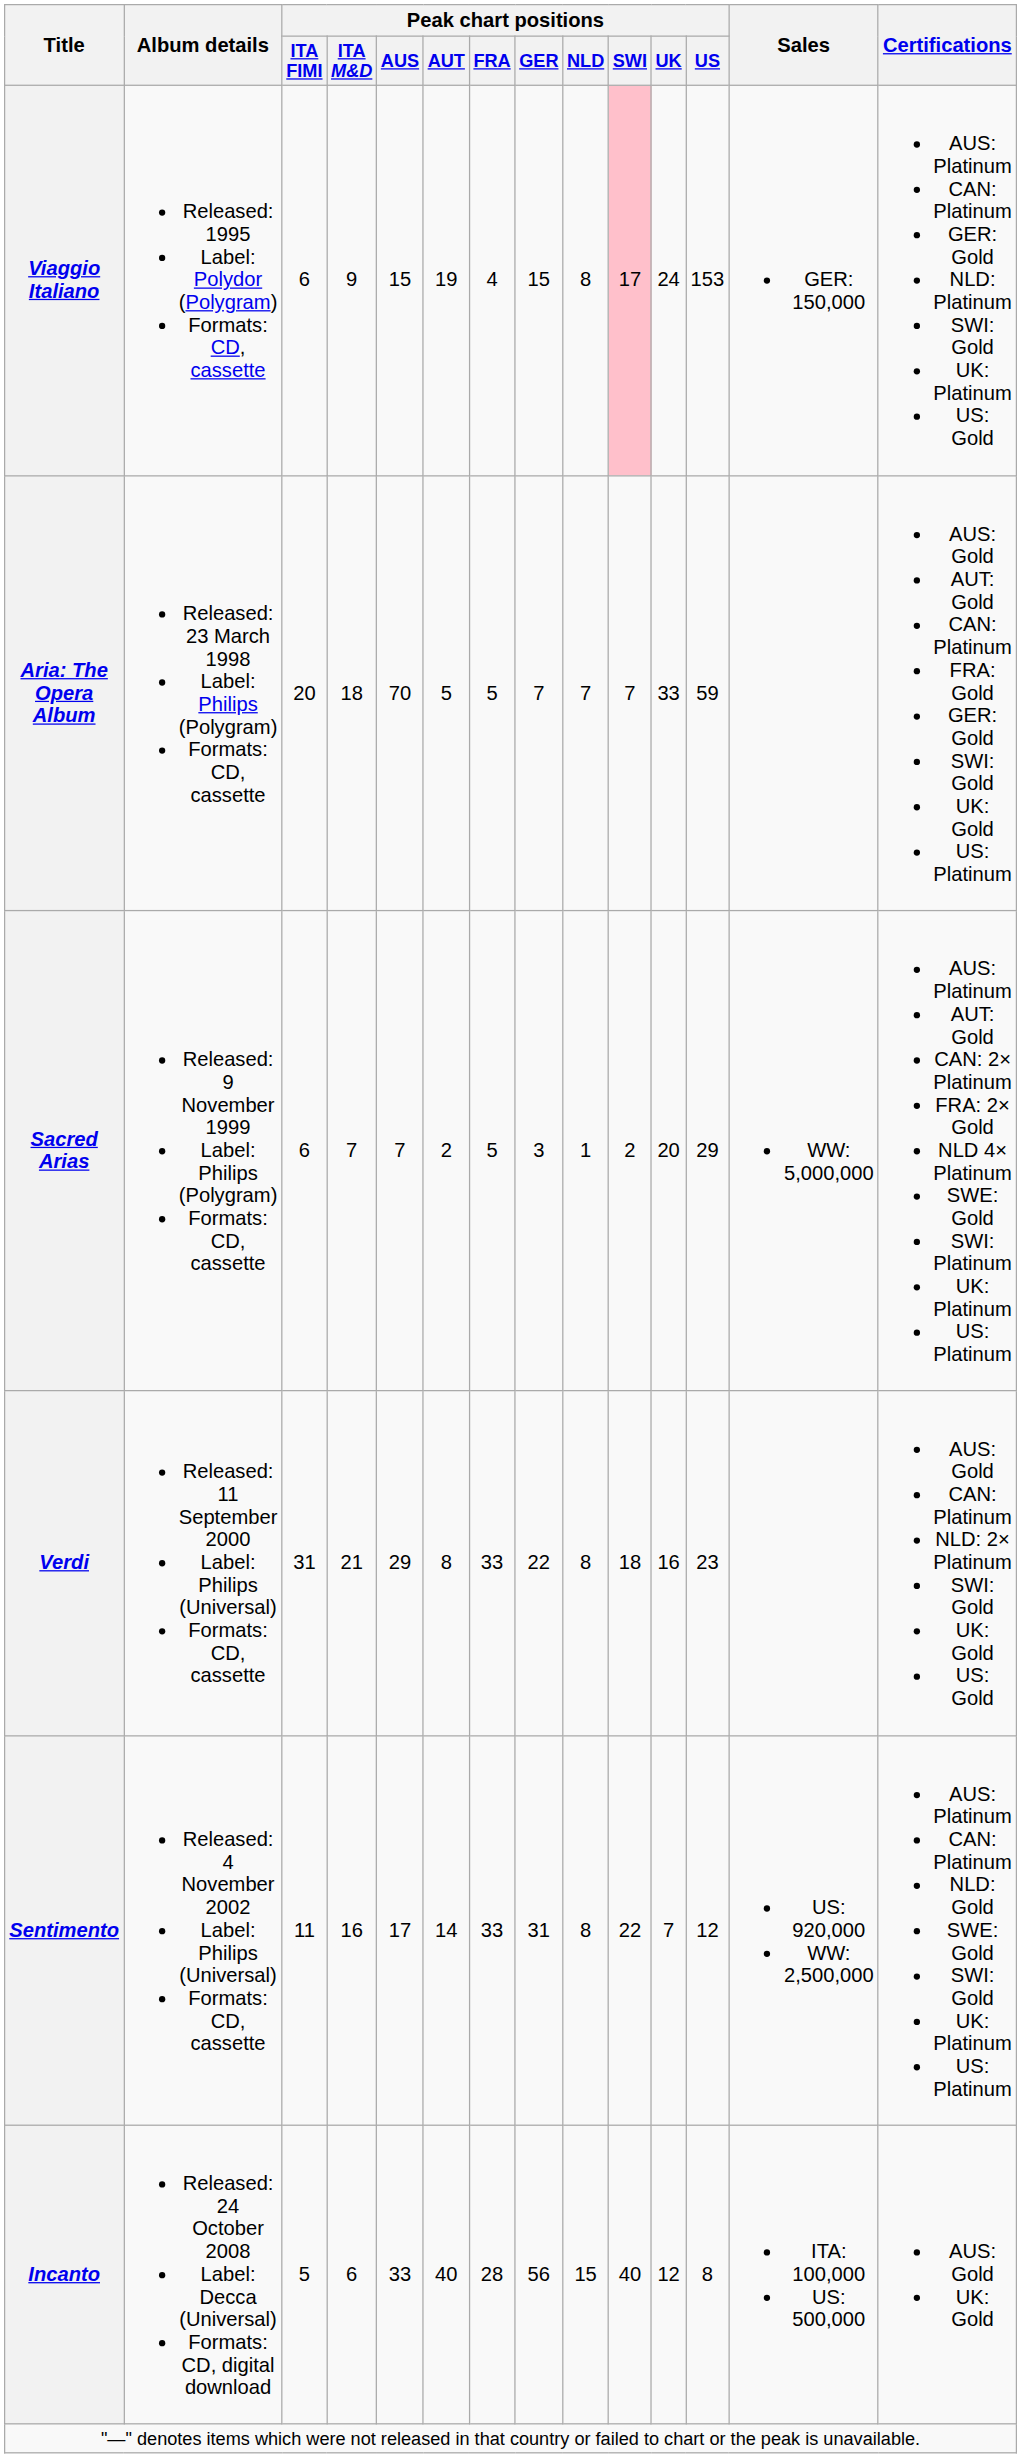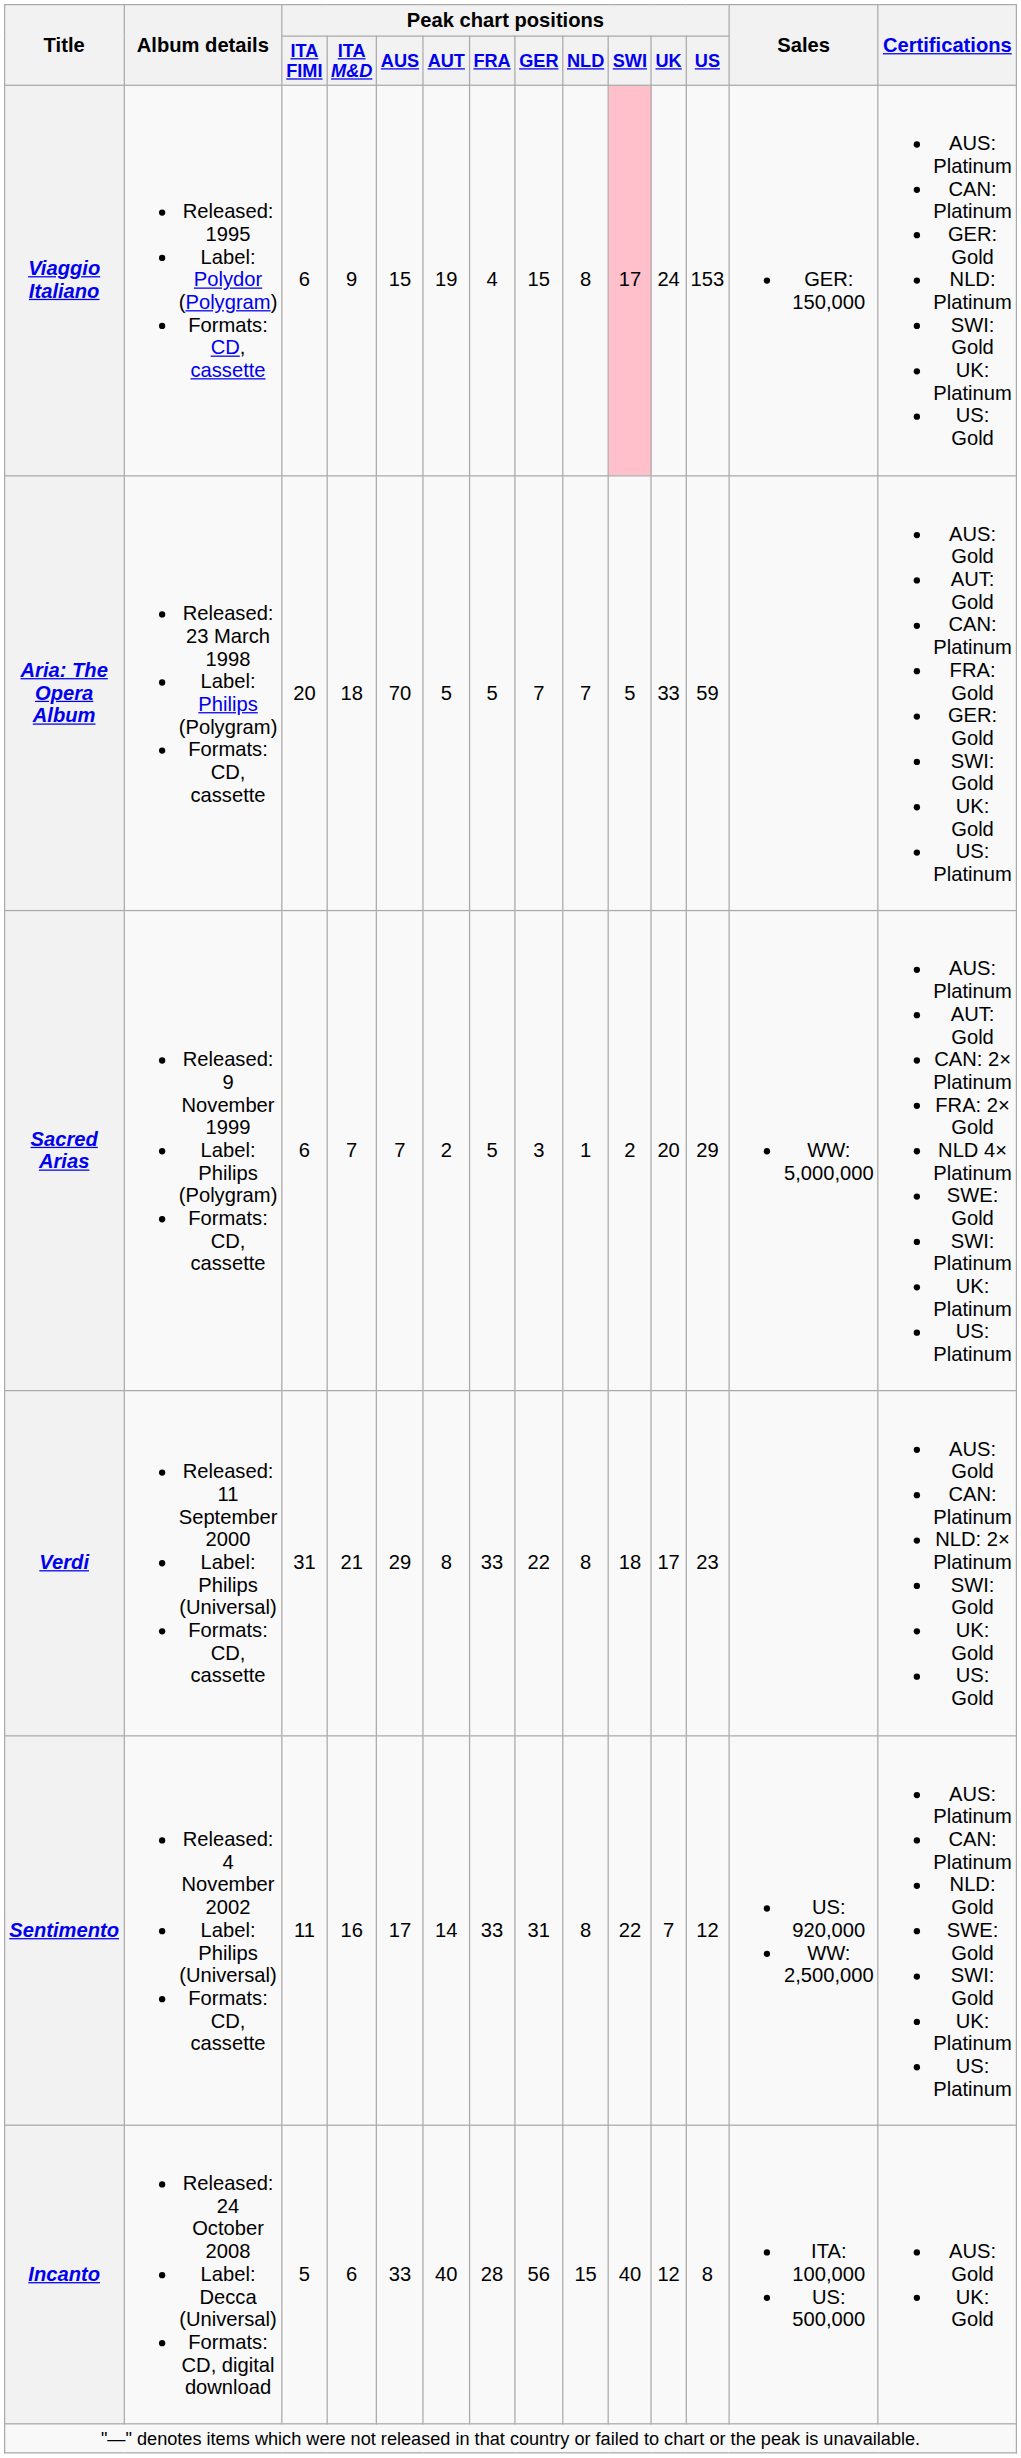(630, 692) 7 -> (630, 692) 5
(669, 1563) 16 -> (669, 1563) 17
